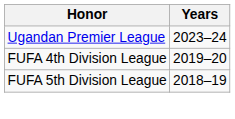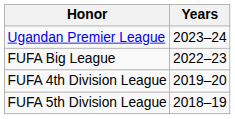+ row: (62, 59)
